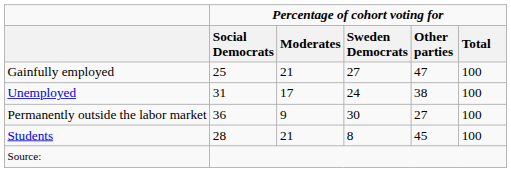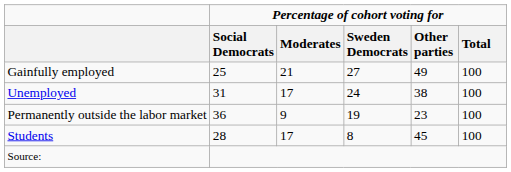(421, 72) 47 -> (421, 72) 49
(353, 114) 30 -> (353, 114) 19
(421, 114) 27 -> (421, 114) 23
(287, 135) 21 -> (287, 135) 17
